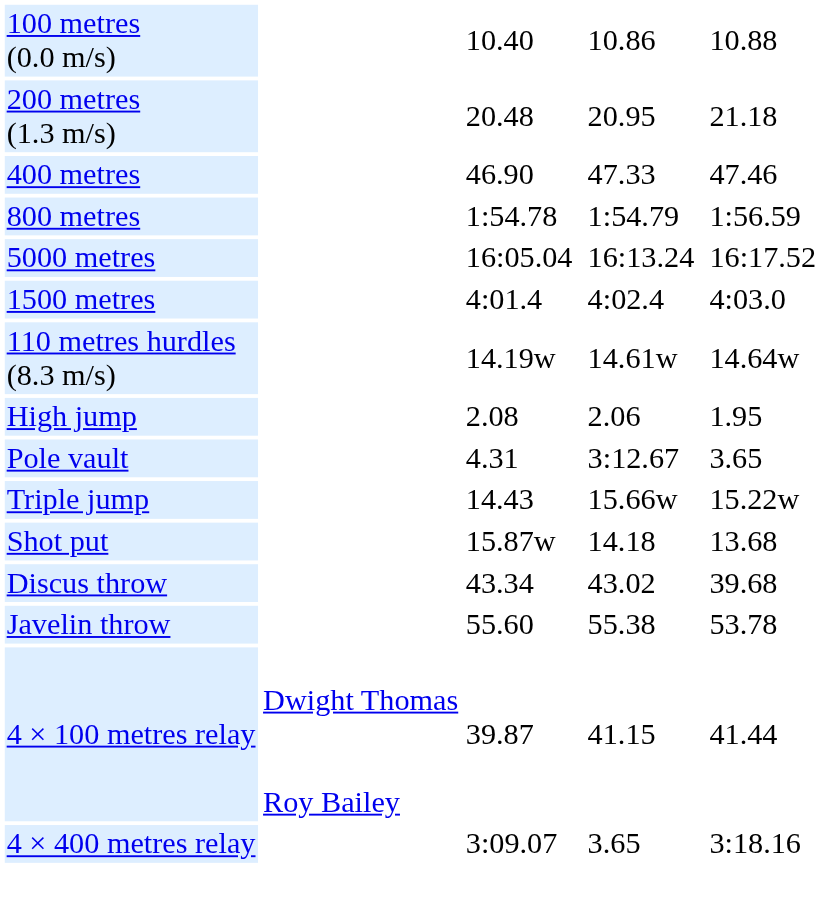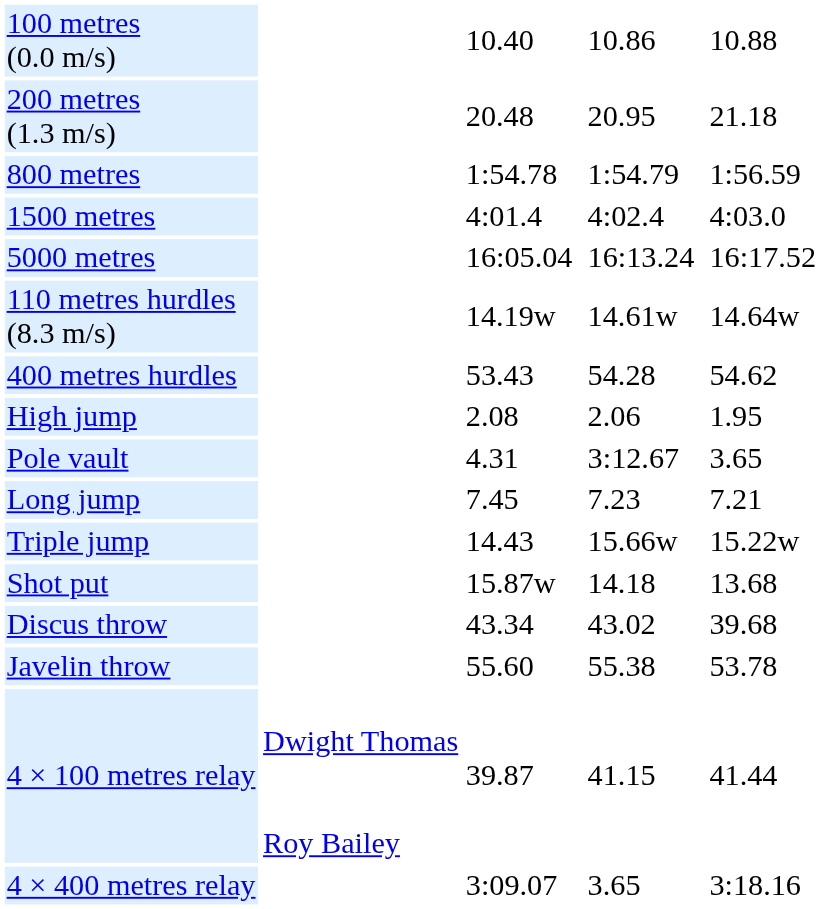- row: (73, 174)
rows swapped: (81, 299) <-> (81, 257)
+ row: (122, 374)
+ row: (73, 499)
